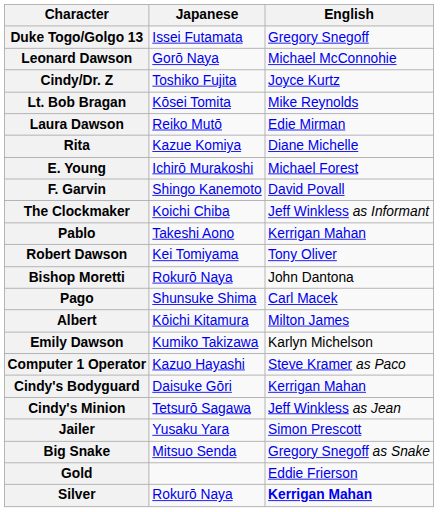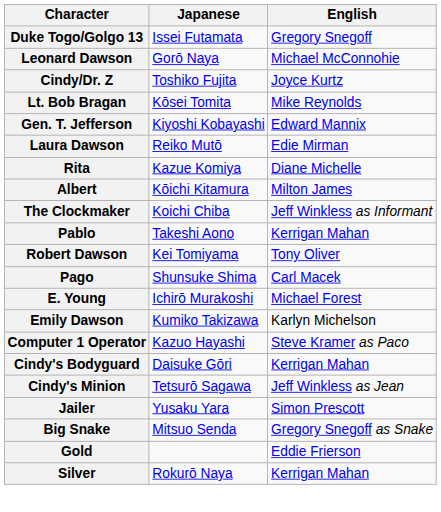+ row: (77, 124)
rows swapped: (77, 168) <-> (77, 320)
- row: (77, 189)
- row: (77, 277)
(320, 495) bold -> (320, 473) normal
